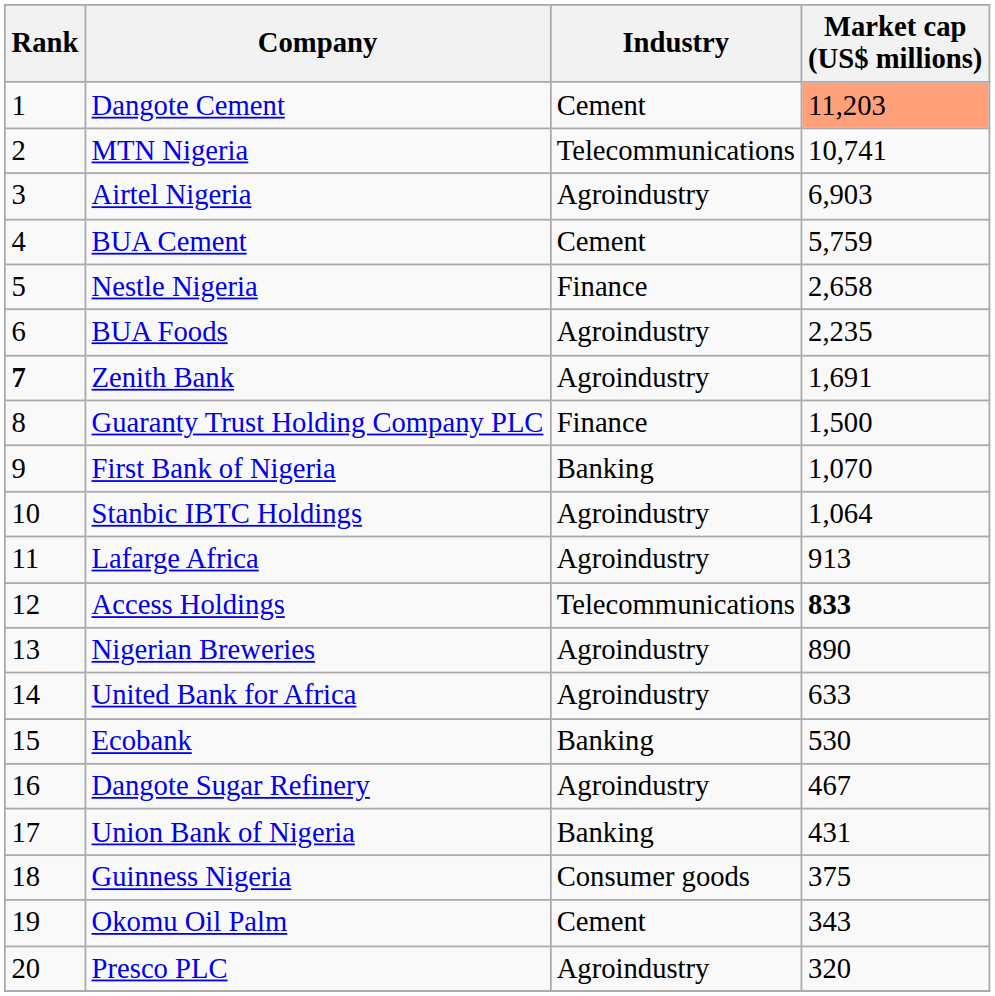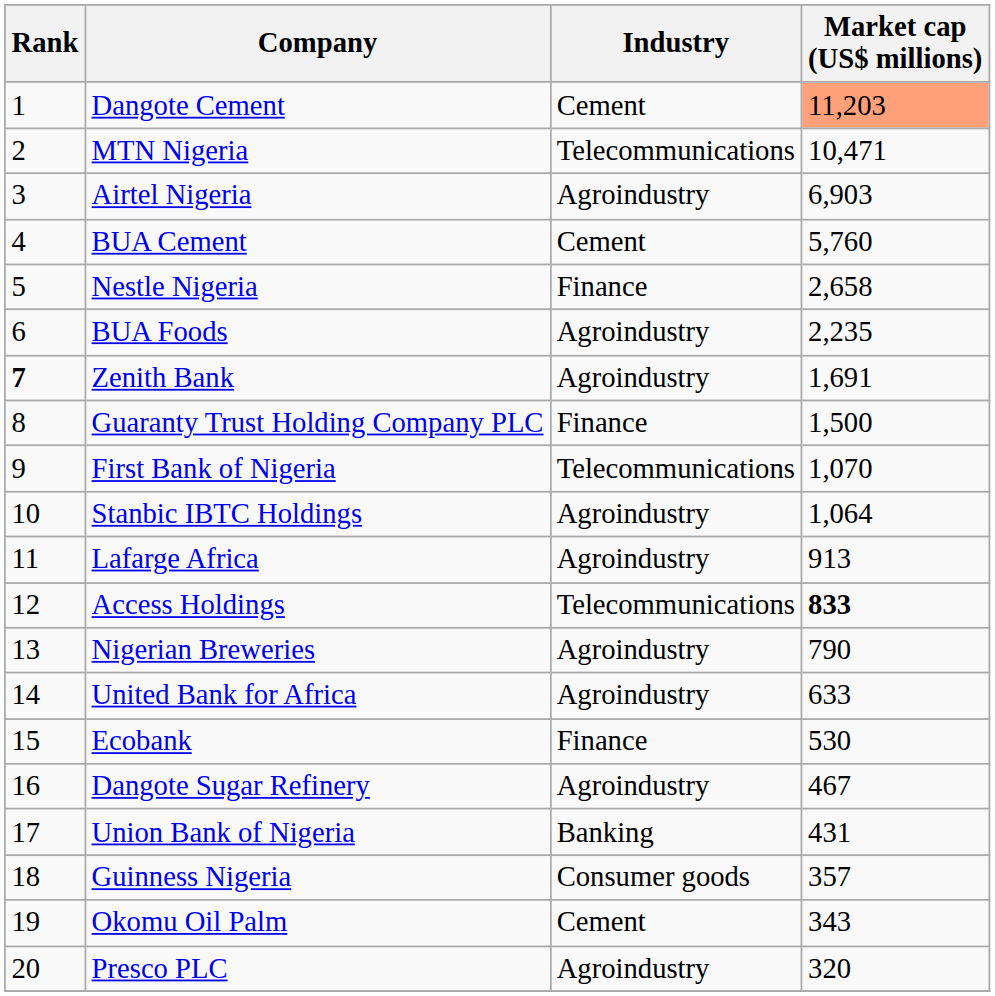(847, 150) 10,741 -> (847, 150) 10,471
(840, 241) 5,759 -> (840, 241) 5,760
(605, 468) Banking -> (676, 468) Telecommunications
(830, 649) 890 -> (830, 649) 790
(605, 740) Banking -> (602, 740) Finance
(830, 877) 375 -> (830, 877) 357
